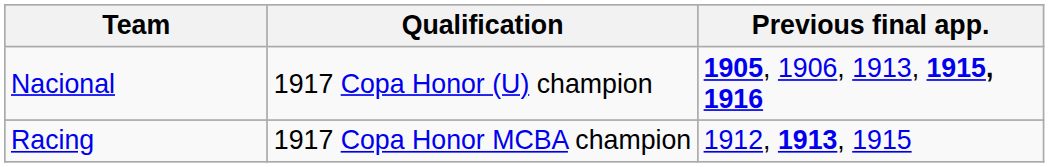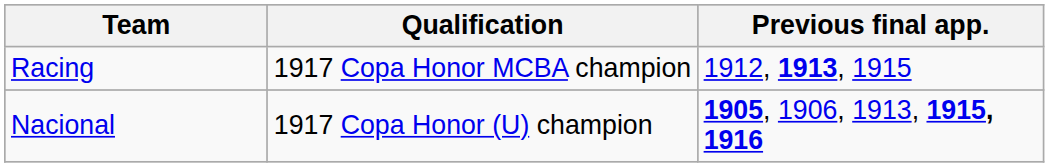rows swapped: (63, 83) <-> (53, 140)
